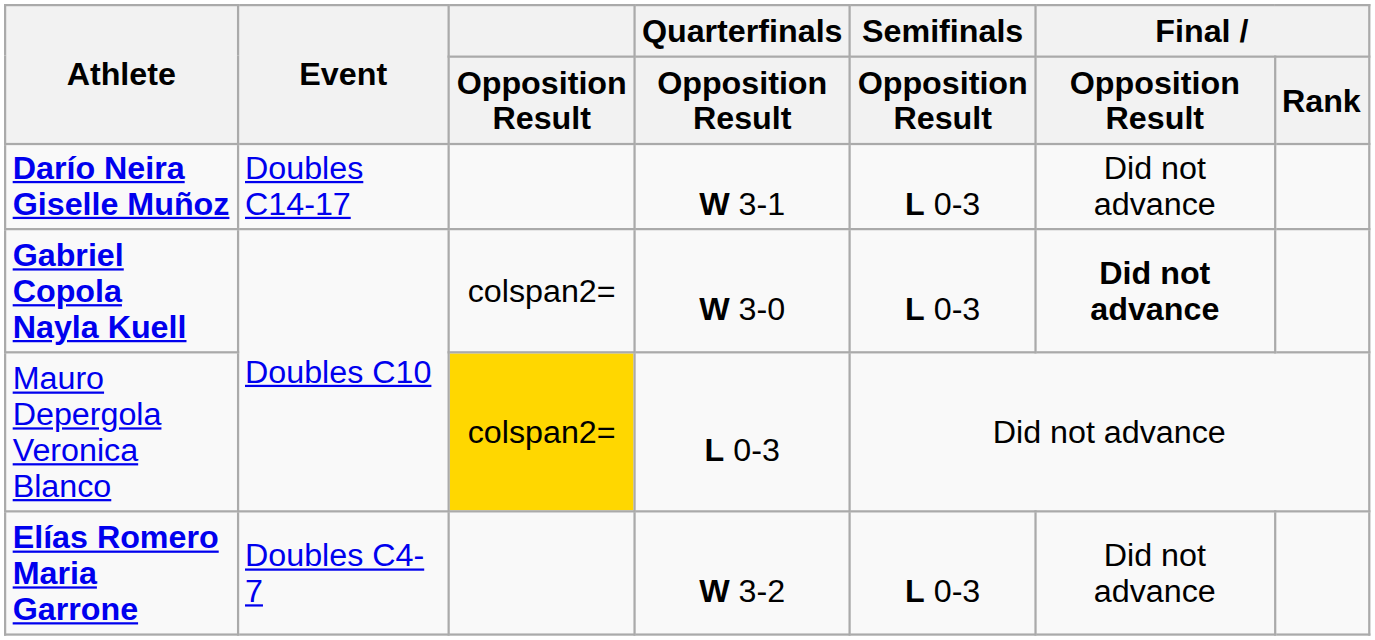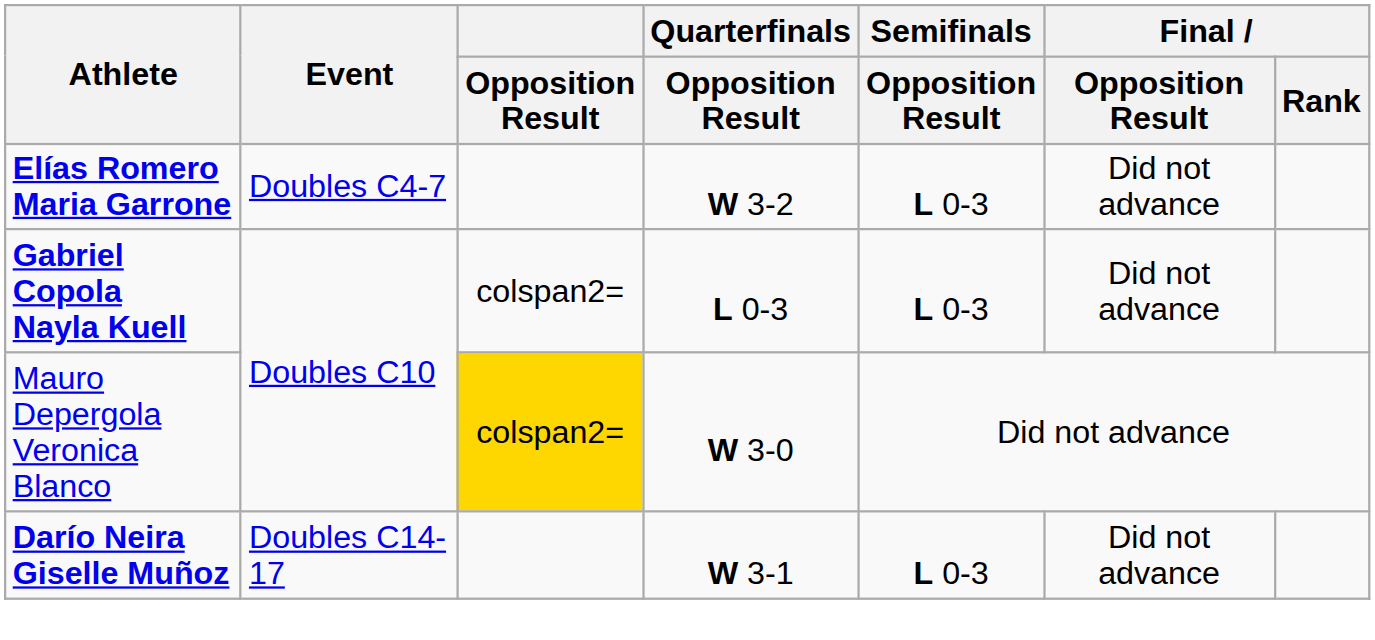rows swapped: (116, 573) <-> (121, 187)
(742, 309) W 3-0 -> (751, 309) L 0-3
(1155, 291) bold -> (1159, 291) normal
(742, 450) L 0-3 -> (751, 450) W 3-0
